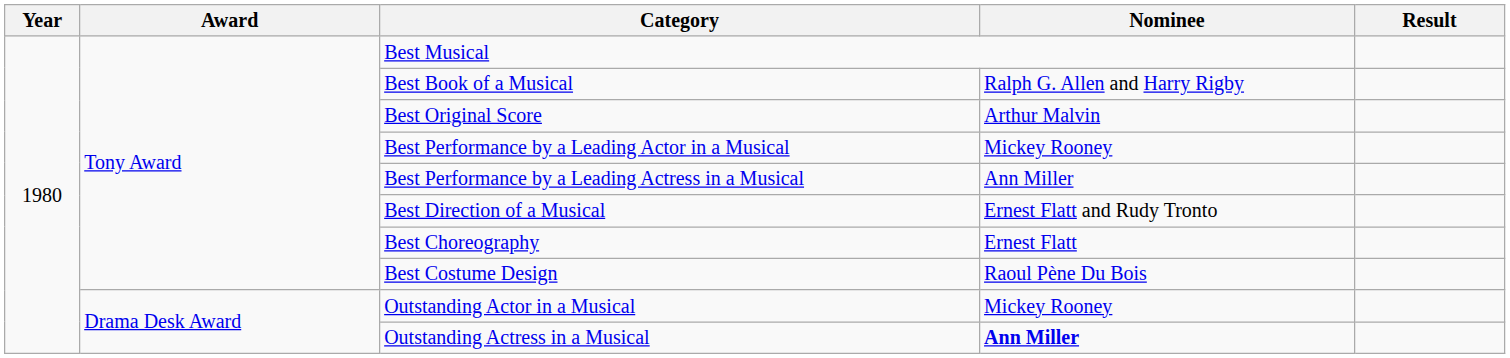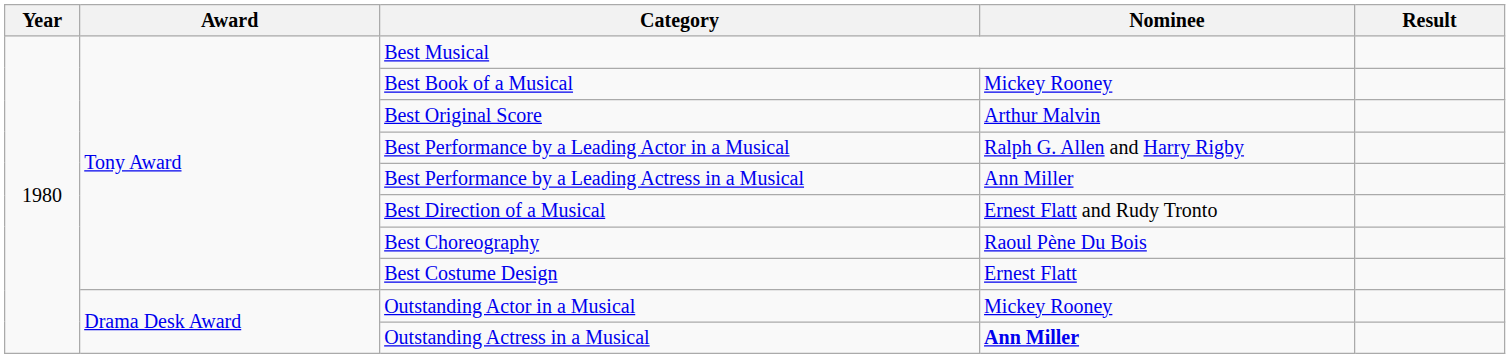(1114, 83) Ralph G. Allen and Harry Rigby -> (1048, 83) Mickey Rooney
(1048, 147) Mickey Rooney -> (1114, 147) Ralph G. Allen and Harry Rigby
(1030, 242) Ernest Flatt -> (1065, 242) Raoul Pène Du Bois
(1065, 274) Raoul Pène Du Bois -> (1030, 274) Ernest Flatt
